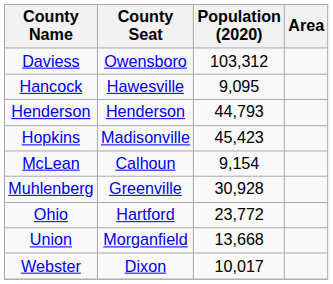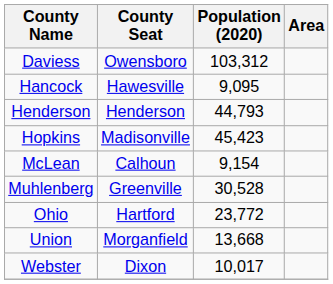(239, 189) 30,928 -> (239, 189) 30,528
